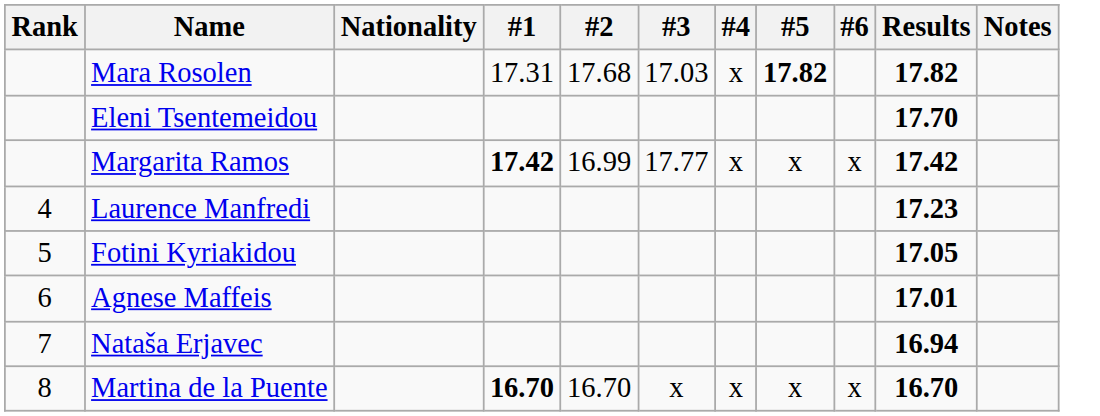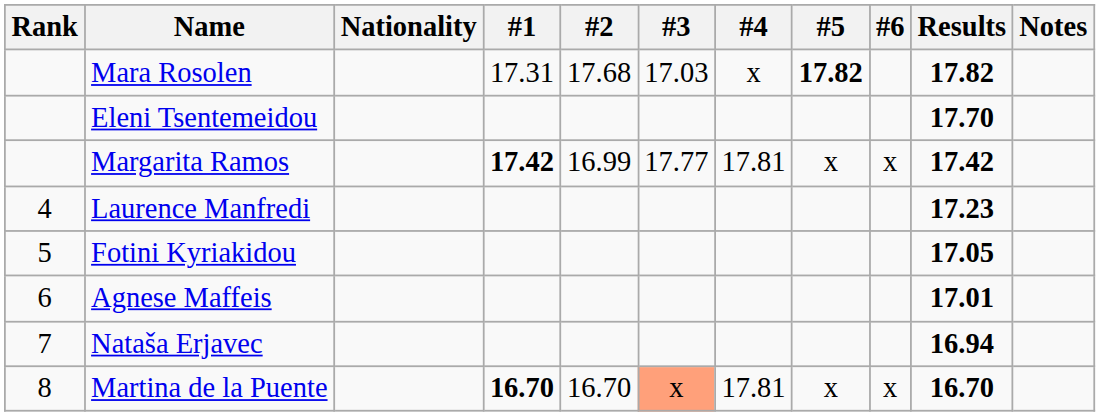(736, 162) x -> (754, 162) 17.81
(676, 388) no background -> (676, 388) lightsalmon background
(736, 388) x -> (754, 388) 17.81
